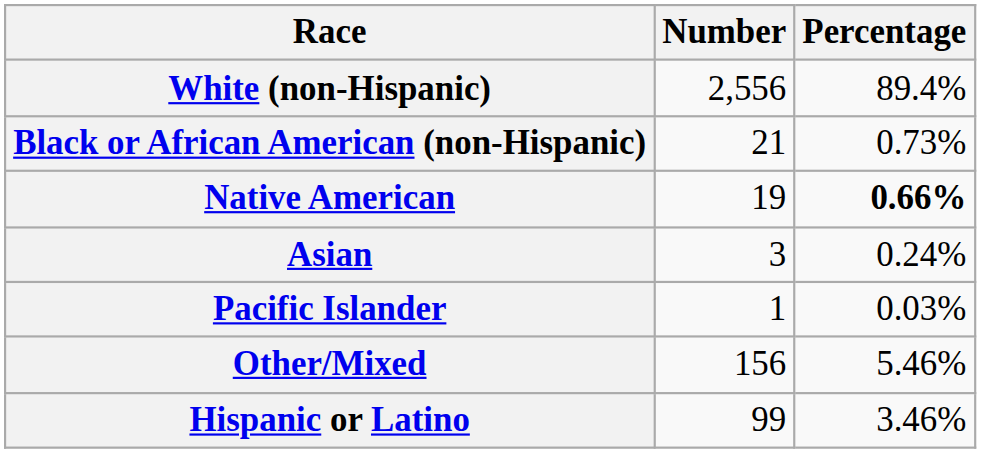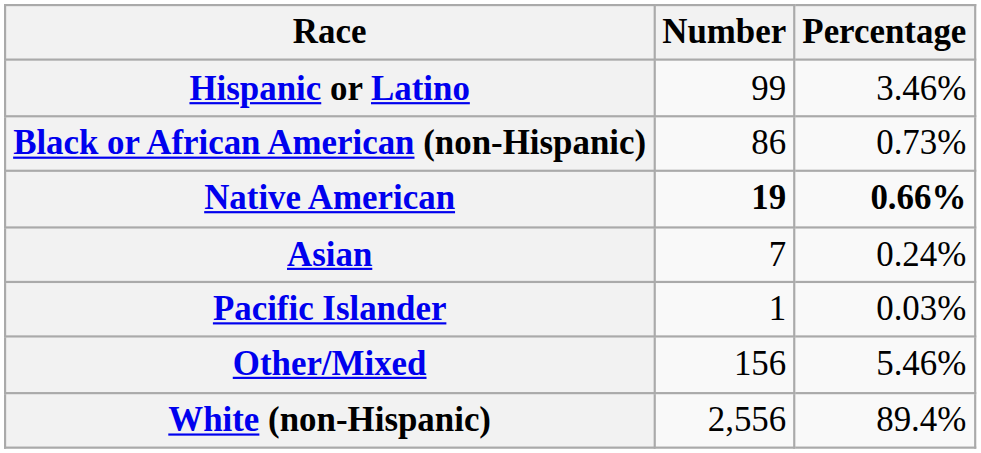rows swapped: (330, 87) <-> (330, 419)
(769, 142) 21 -> (769, 142) 86
(769, 198) normal -> (769, 198) bold
(778, 253) 3 -> (778, 253) 7
